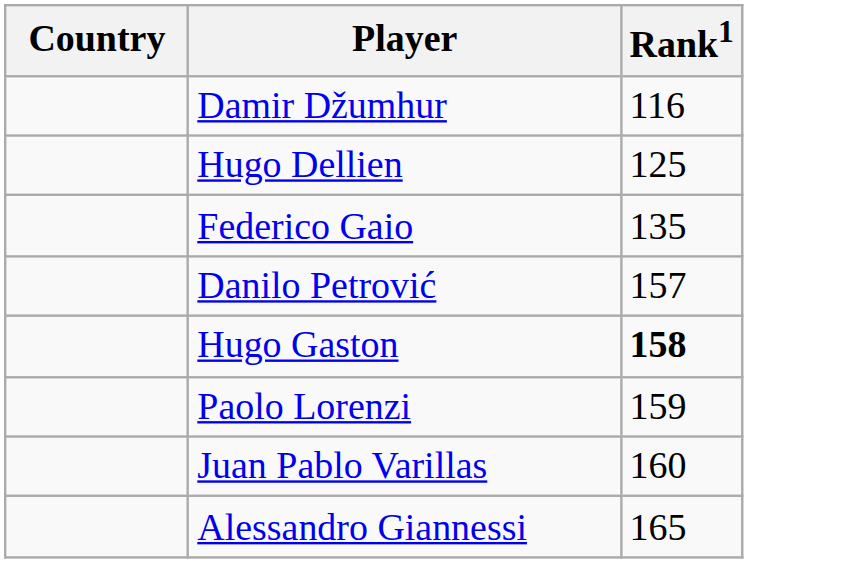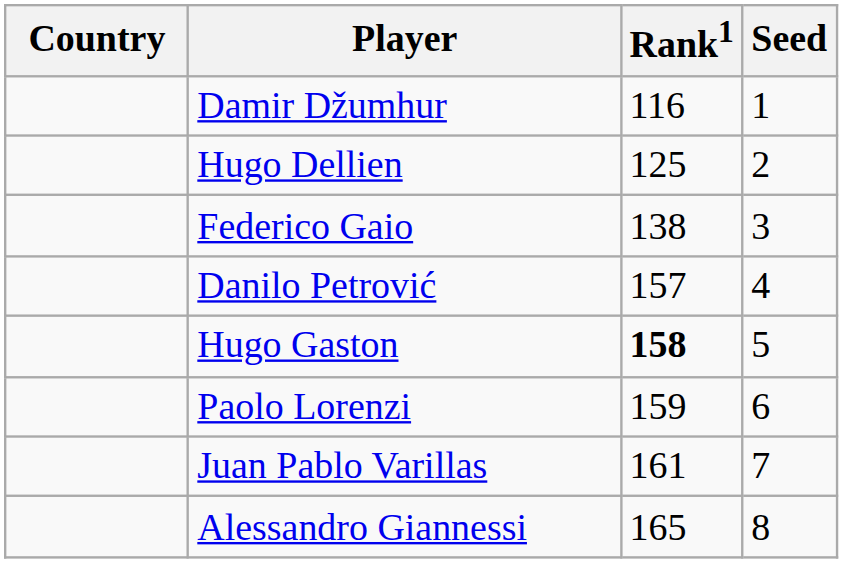+ column: (789, 39)
(658, 225) 135 -> (658, 225) 138
(658, 465) 160 -> (658, 465) 161
